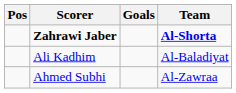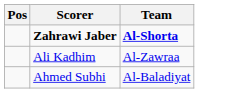- column: (139, 14)
(195, 56) Al-Baladiyat -> (151, 56) Al-Zawraa
(189, 77) Al-Zawraa -> (157, 77) Al-Baladiyat
